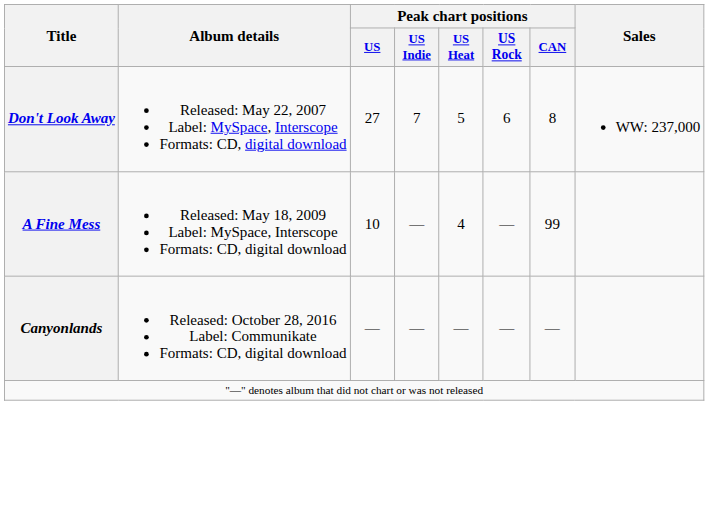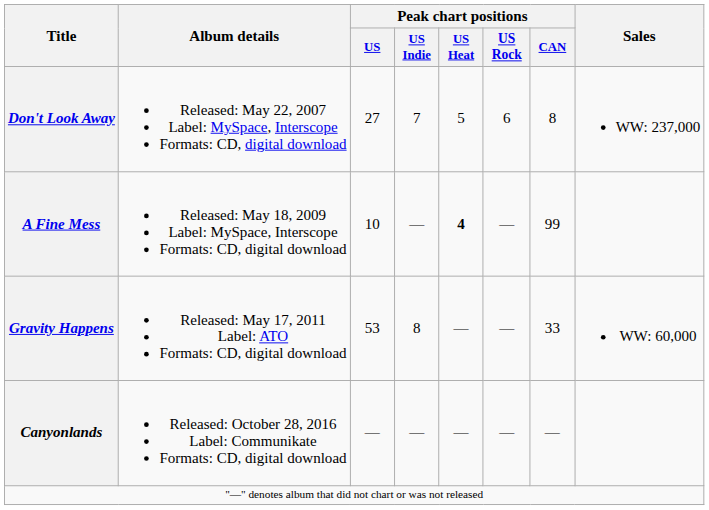(461, 223) normal -> (461, 223) bold
+ row: (61, 328)
